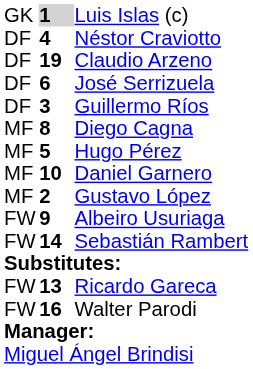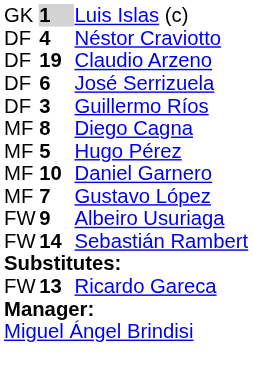(45, 196) 2 -> (45, 196) 7
- row: (136, 309)
